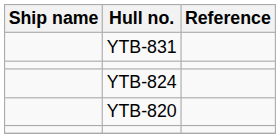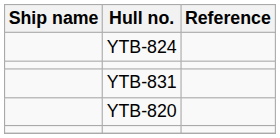rows swapped: (54, 47) <-> (54, 83)
